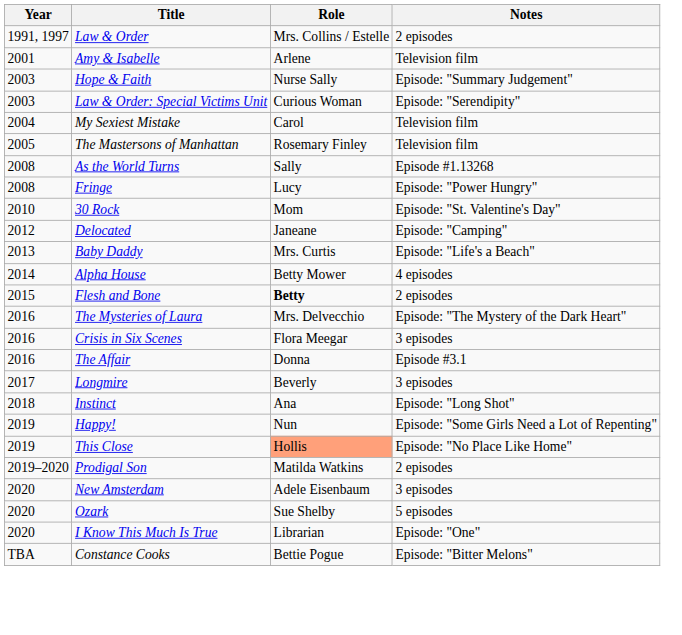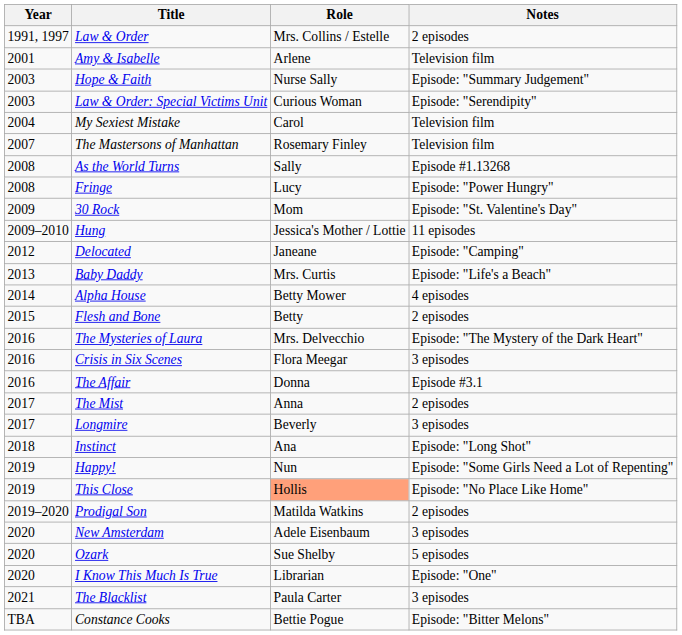(21, 144) 2005 -> (21, 144) 2007
(21, 209) 2010 -> (21, 209) 2009
+ row: (90, 230)
(289, 295) bold -> (288, 317) normal
+ row: (99, 403)
+ row: (111, 597)
